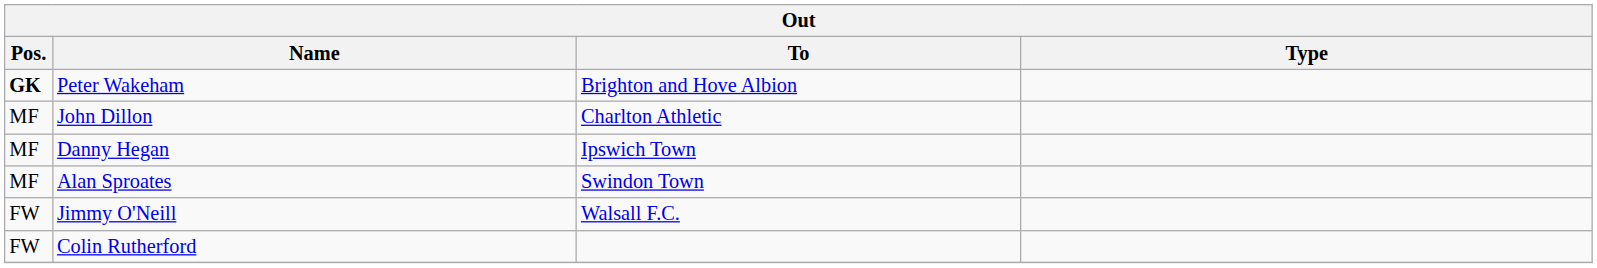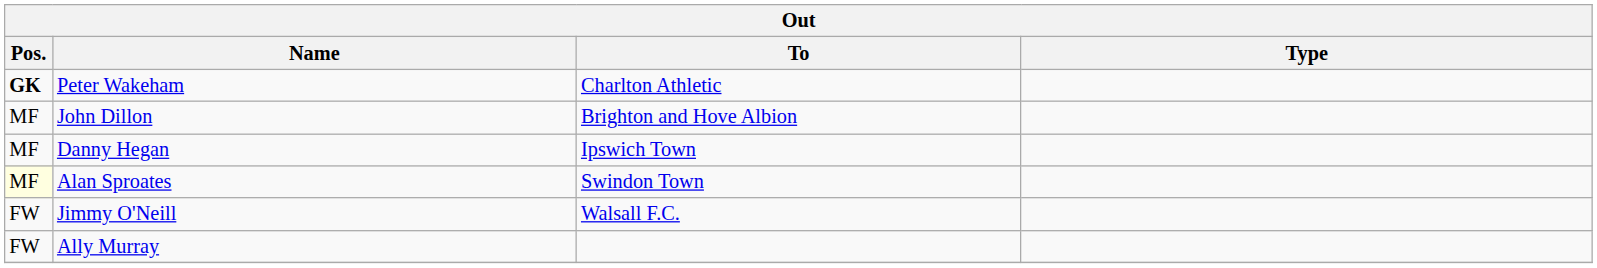(689, 85) Brighton and Hove Albion -> (651, 85) Charlton Athletic
(651, 117) Charlton Athletic -> (689, 117) Brighton and Hove Albion
(24, 181) no background -> (24, 181) lightyellow background
+ row: (108, 246)
- row: (127, 246)
